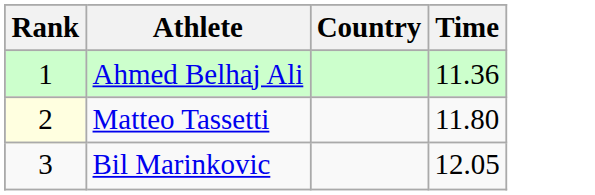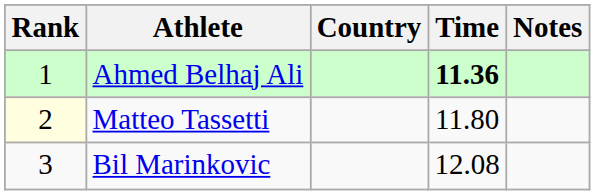+ column: (548, 27)
(467, 73) normal -> (467, 73) bold
(467, 165) 12.05 -> (467, 165) 12.08
